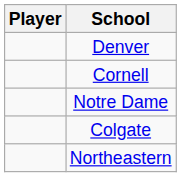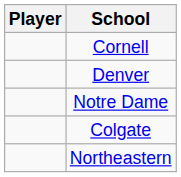rows swapped: (121, 75) <-> (121, 47)
